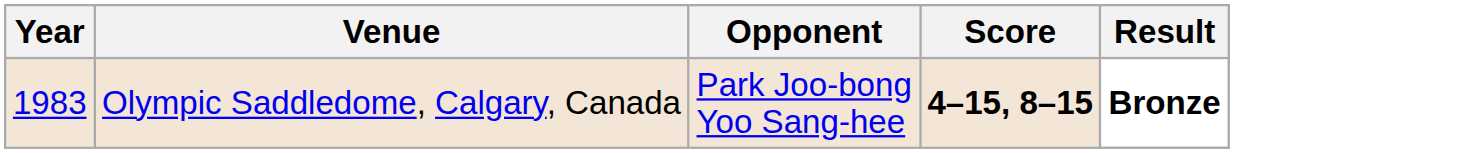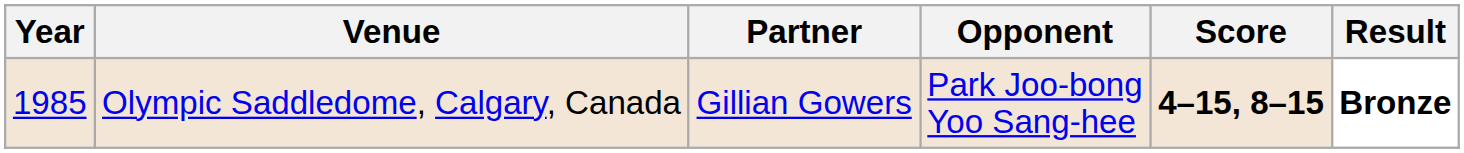+ column: (804, 32)
(50, 102) 1983 -> (50, 102) 1985
